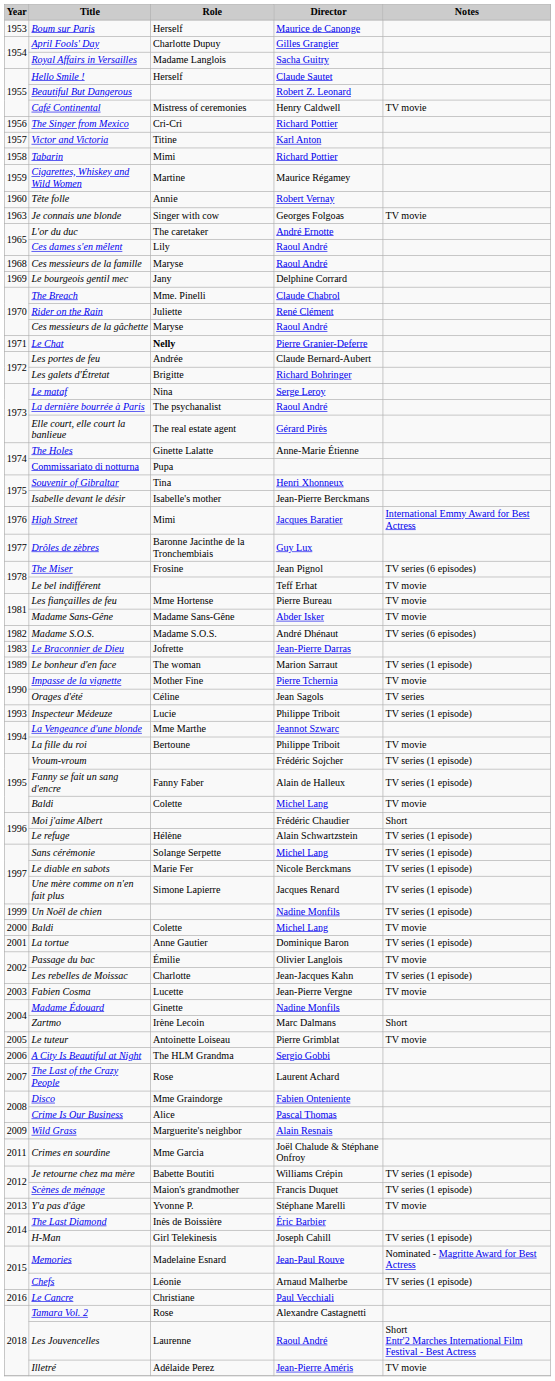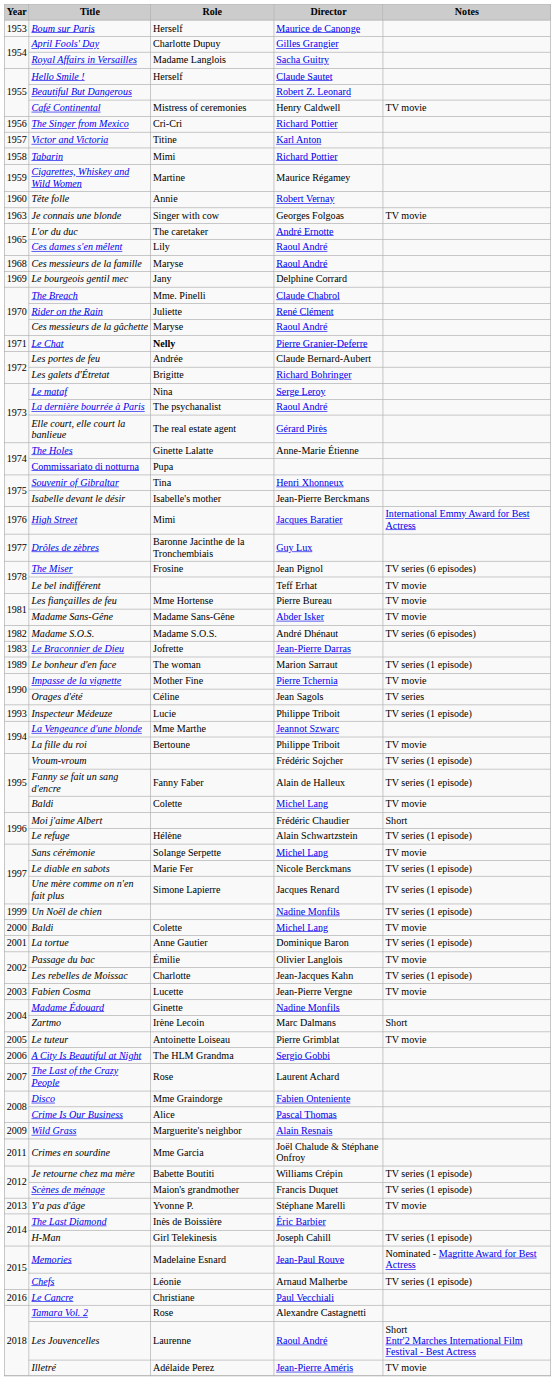(429, 852) TV series (1 episode) -> (406, 852) TV movie
